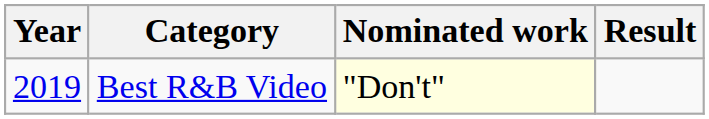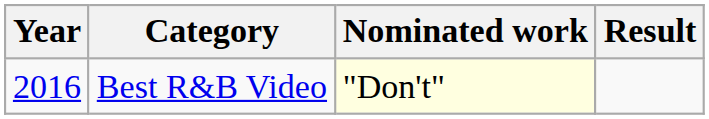(47, 85) 2019 -> (47, 85) 2016
